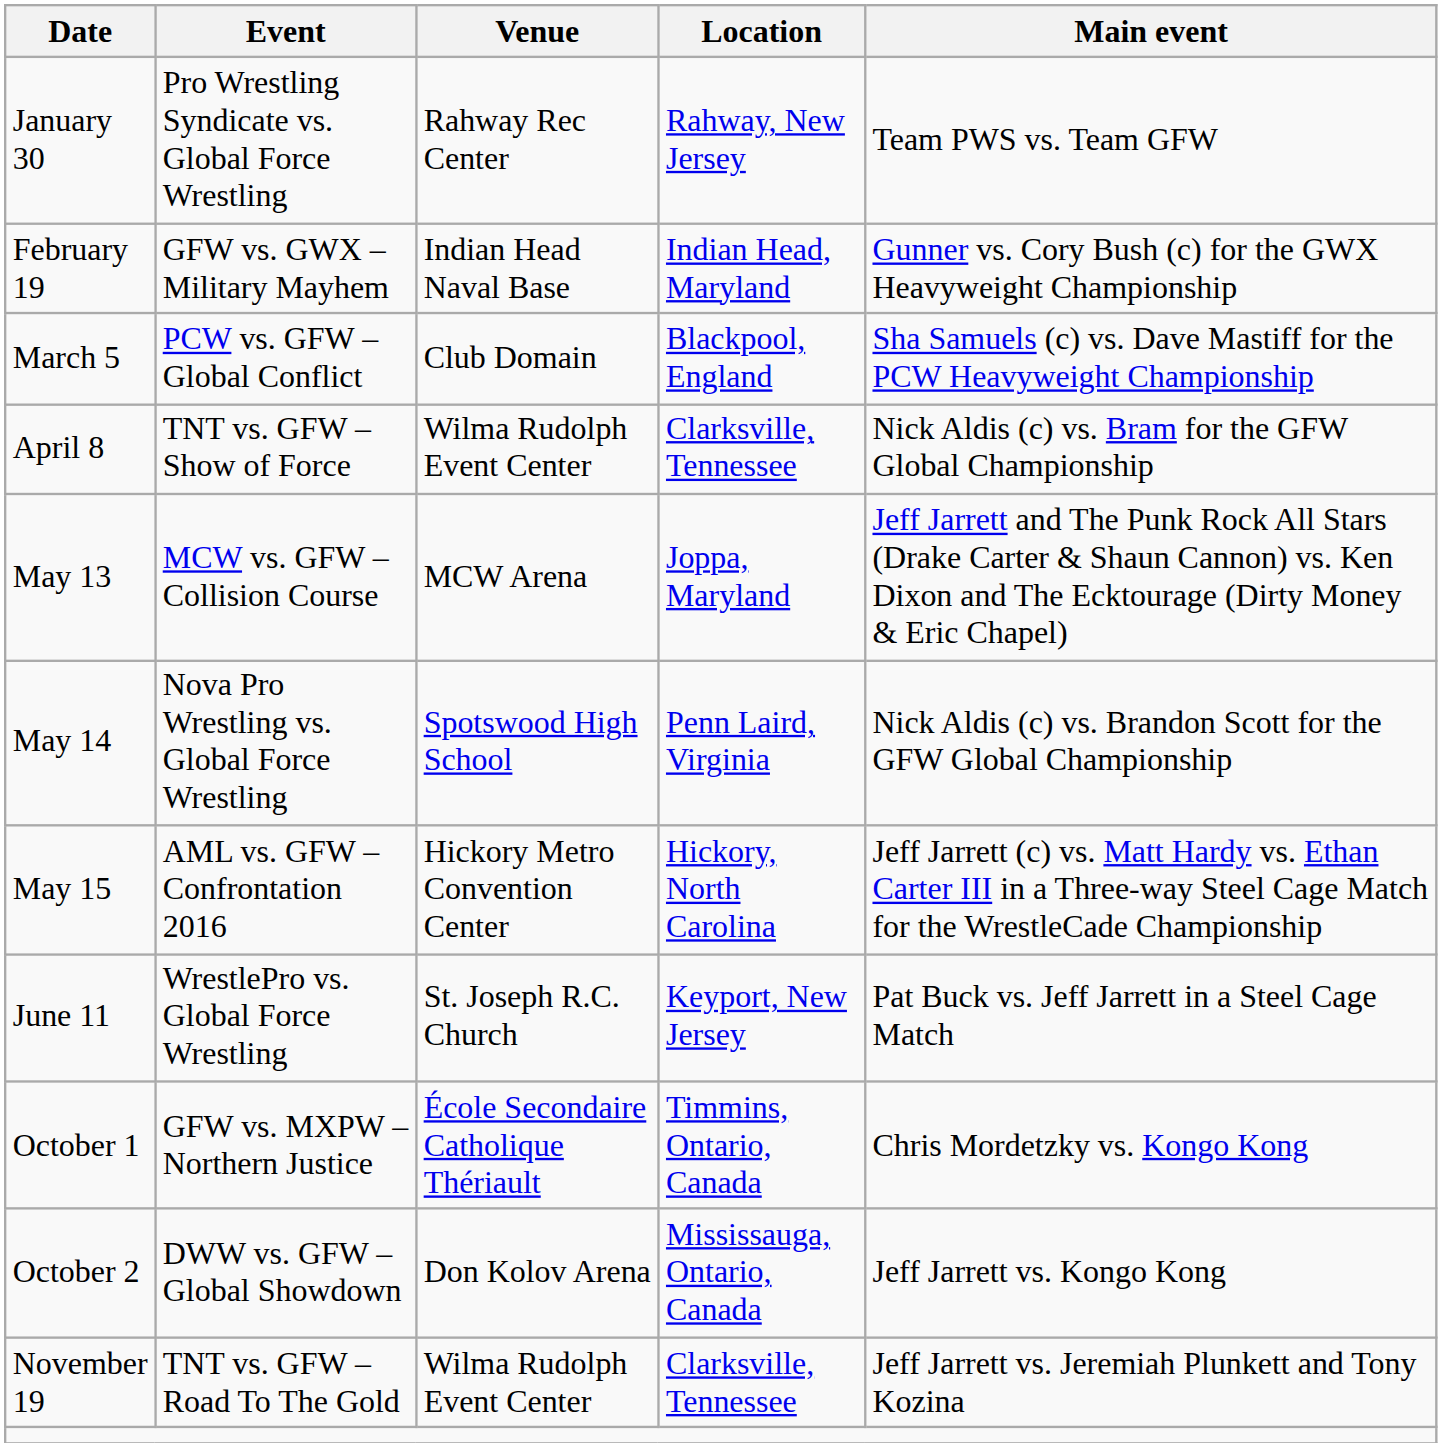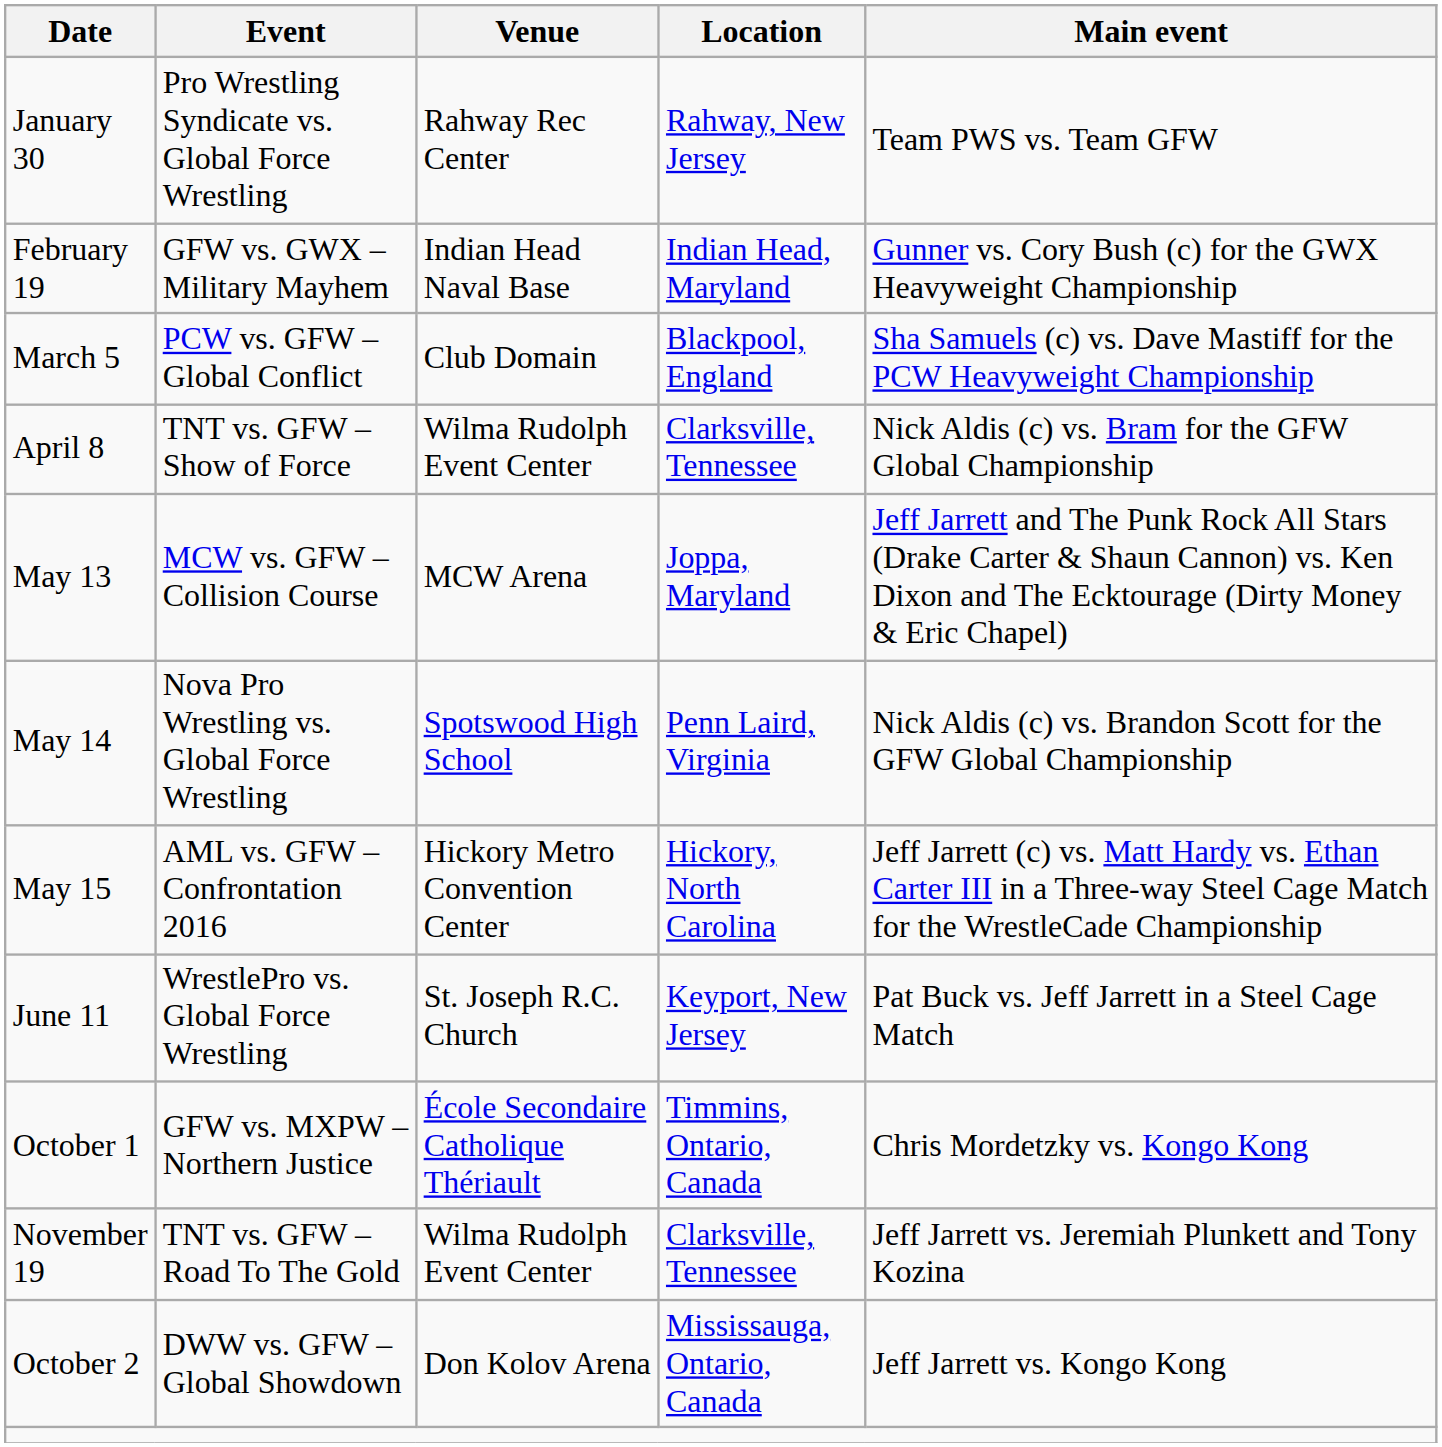rows swapped: (76, 1272) <-> (80, 1381)
